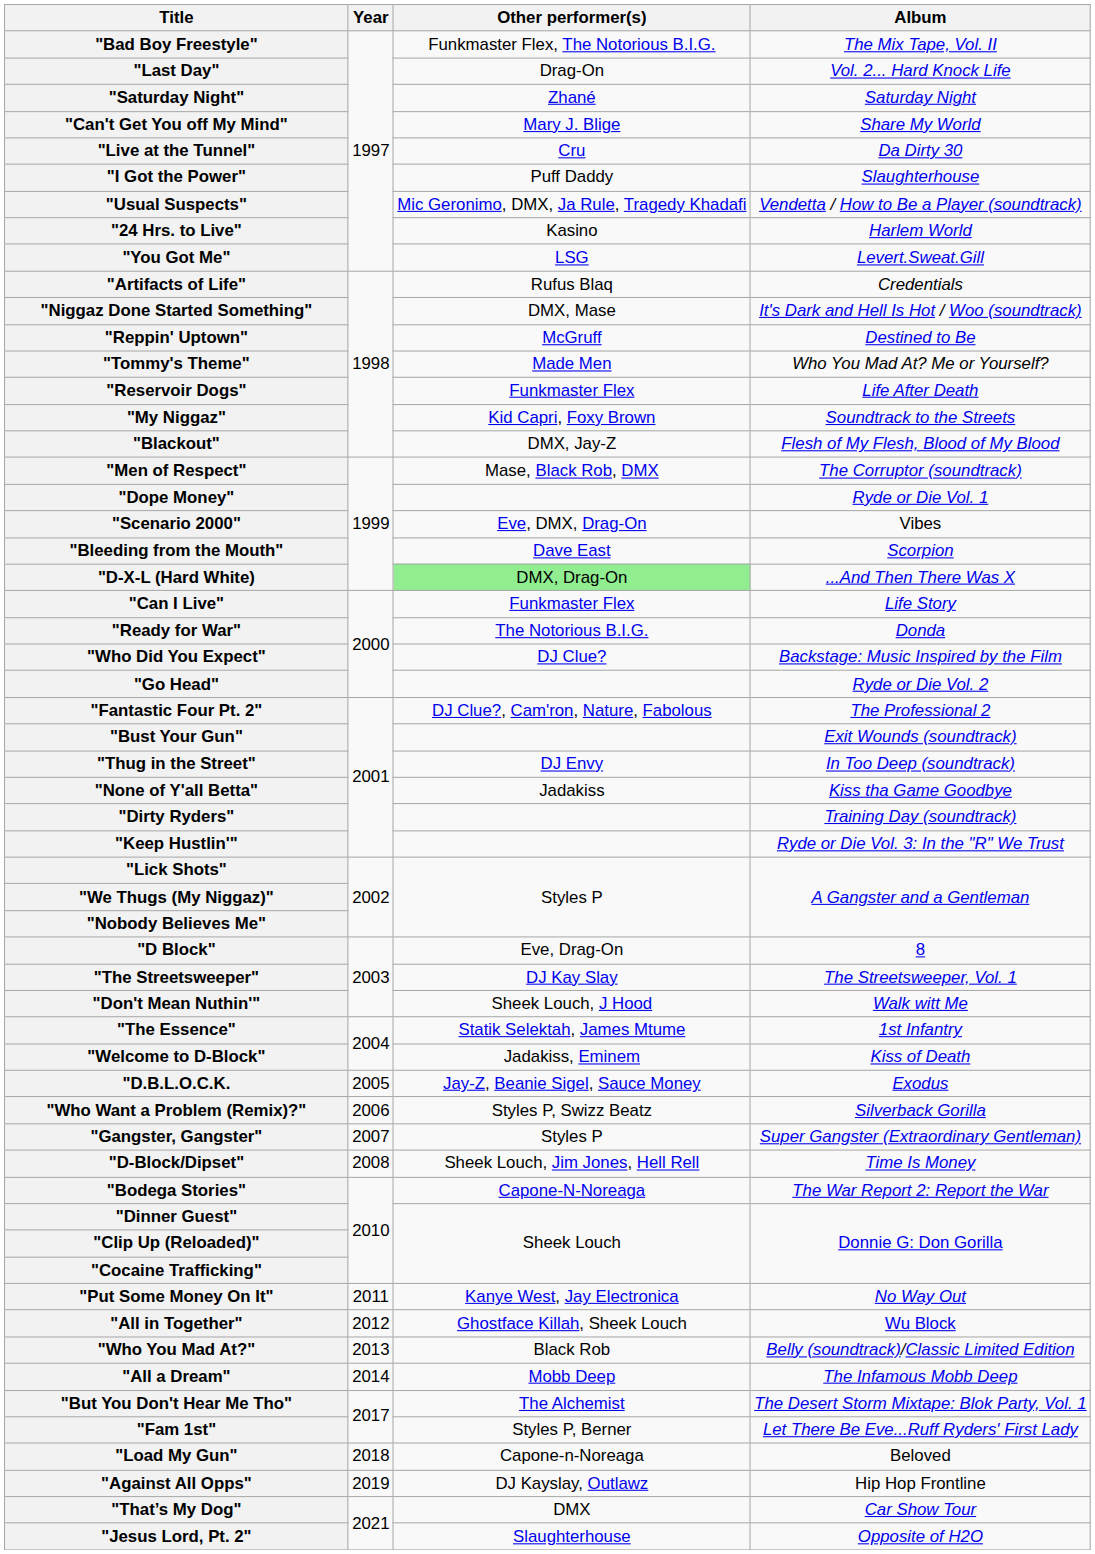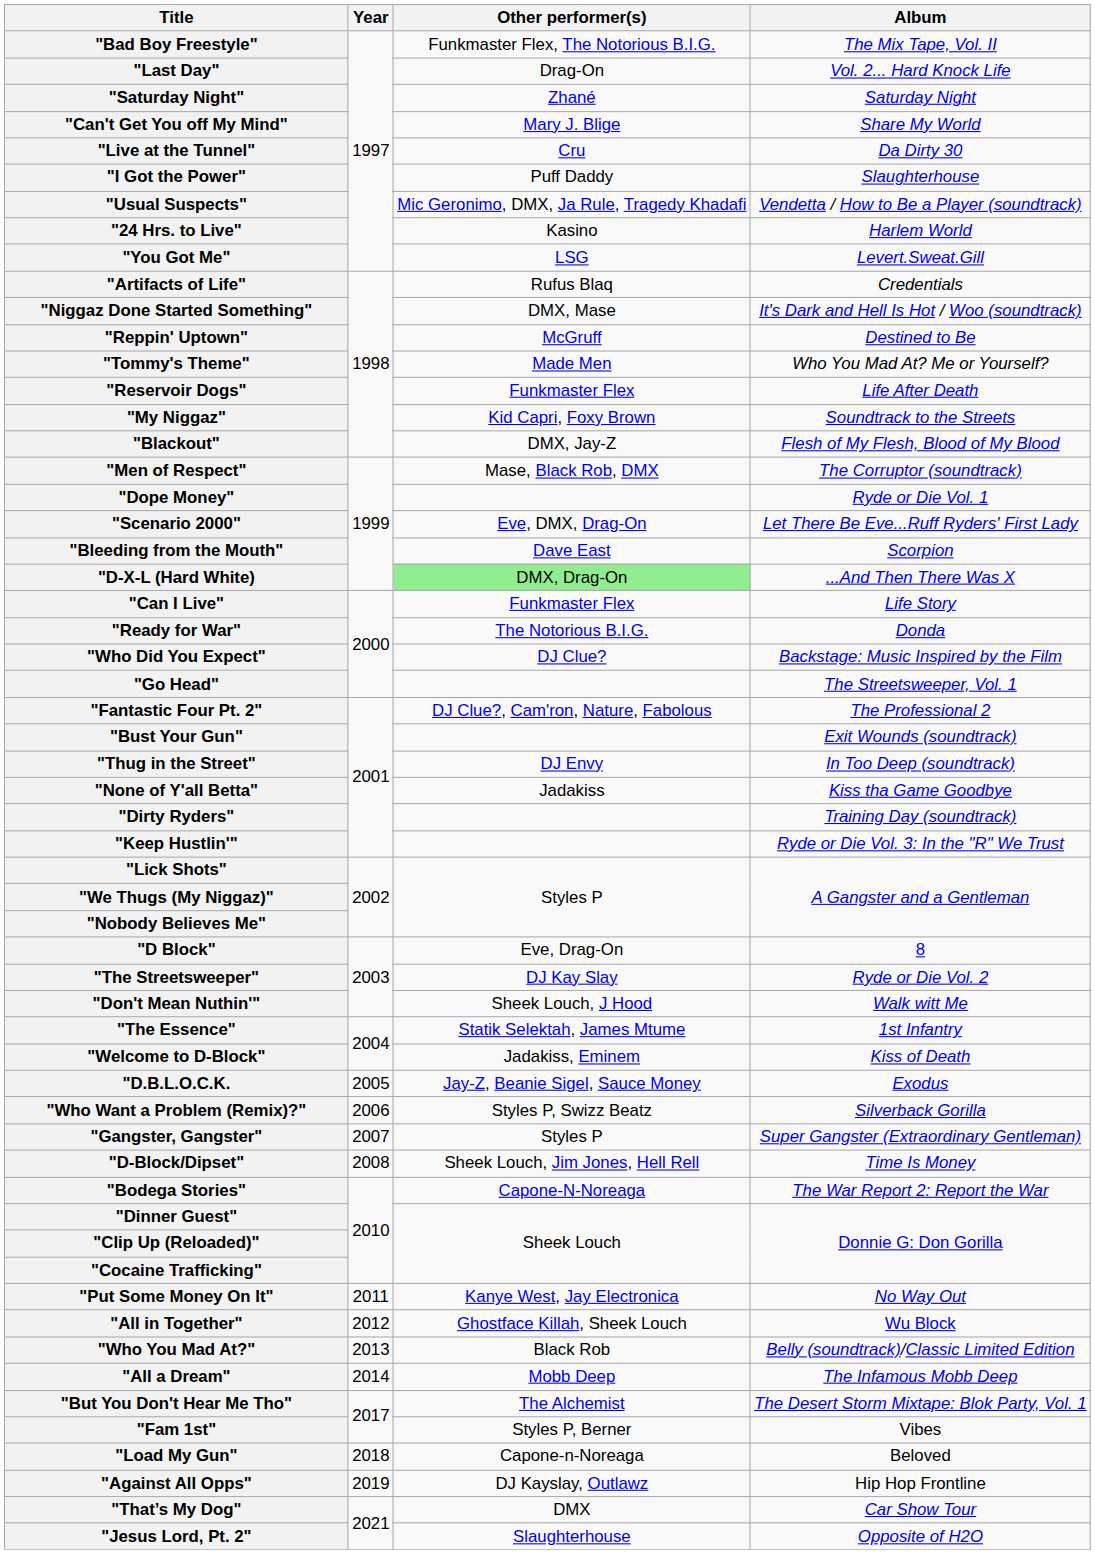(920, 524) Vibes -> (920, 524) Let There Be Eve...Ruff Ryders' First Lady
(920, 683) Ryde or Die Vol. 2 -> (920, 683) The Streetsweeper, Vol. 1
(920, 976) The Streetsweeper, Vol. 1 -> (920, 976) Ryde or Die Vol. 2
(920, 1429) Let There Be Eve...Ruff Ryders' First Lady -> (920, 1429) Vibes
